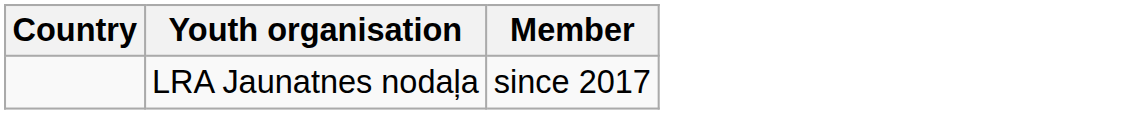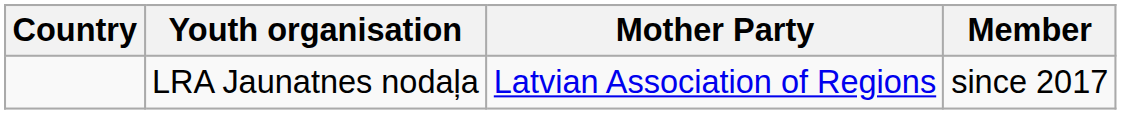+ column: (715, 30)
